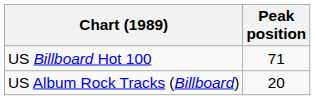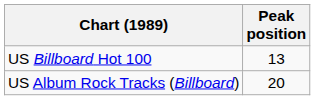(276, 58) 71 -> (276, 58) 13
